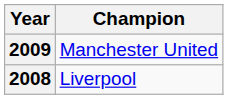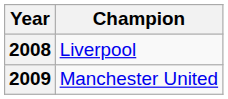rows swapped: (30, 79) <-> (30, 49)
